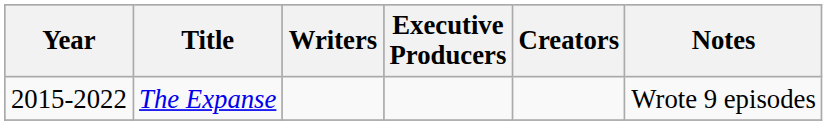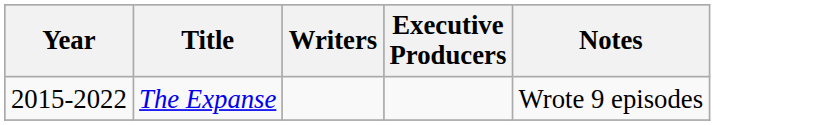- column: (569, 40)
